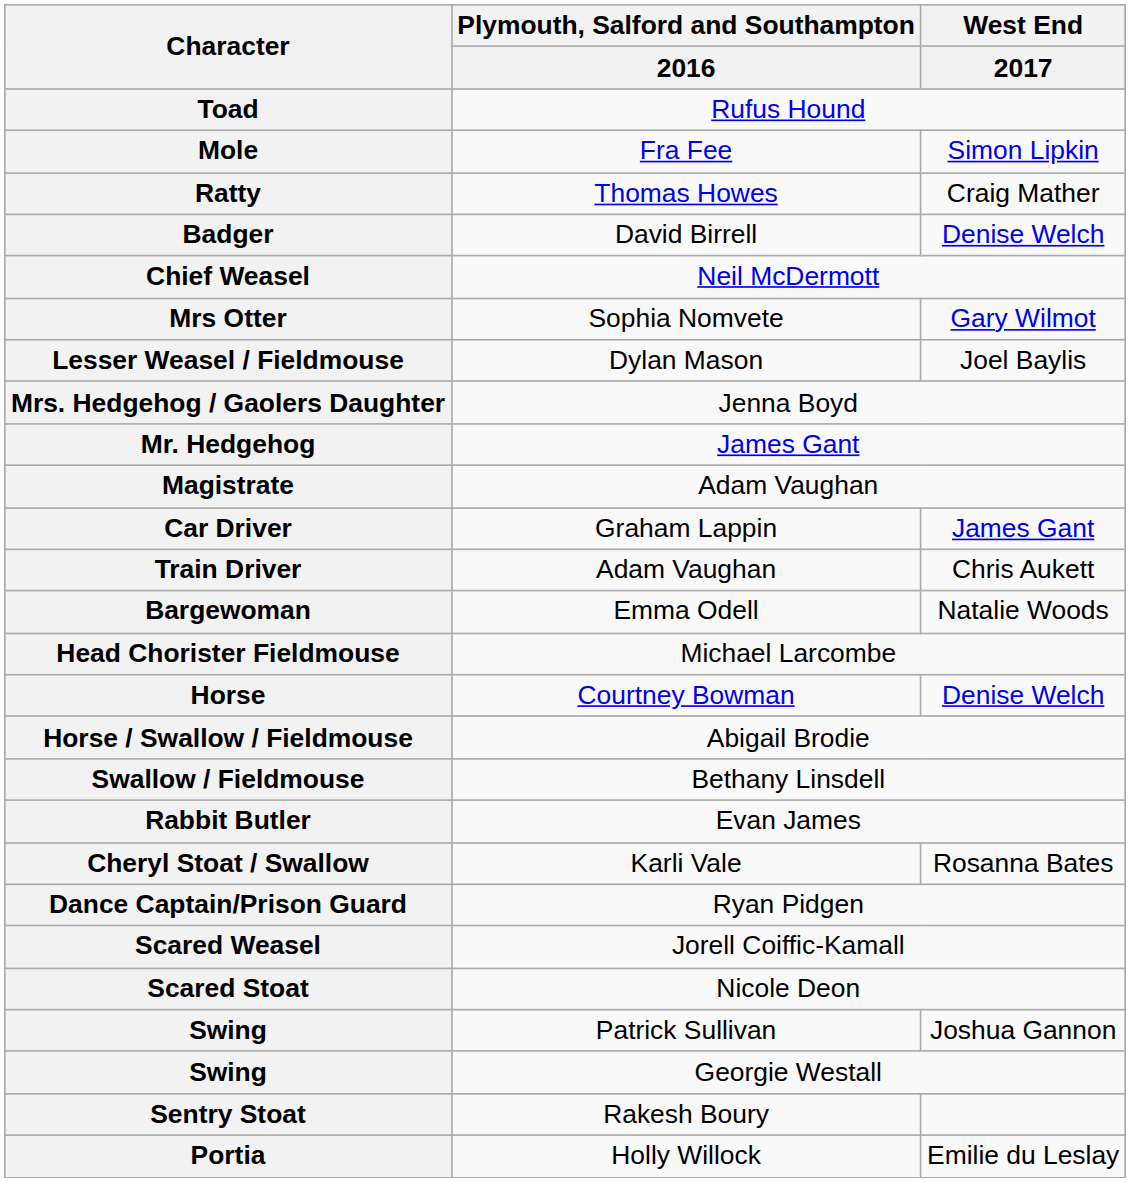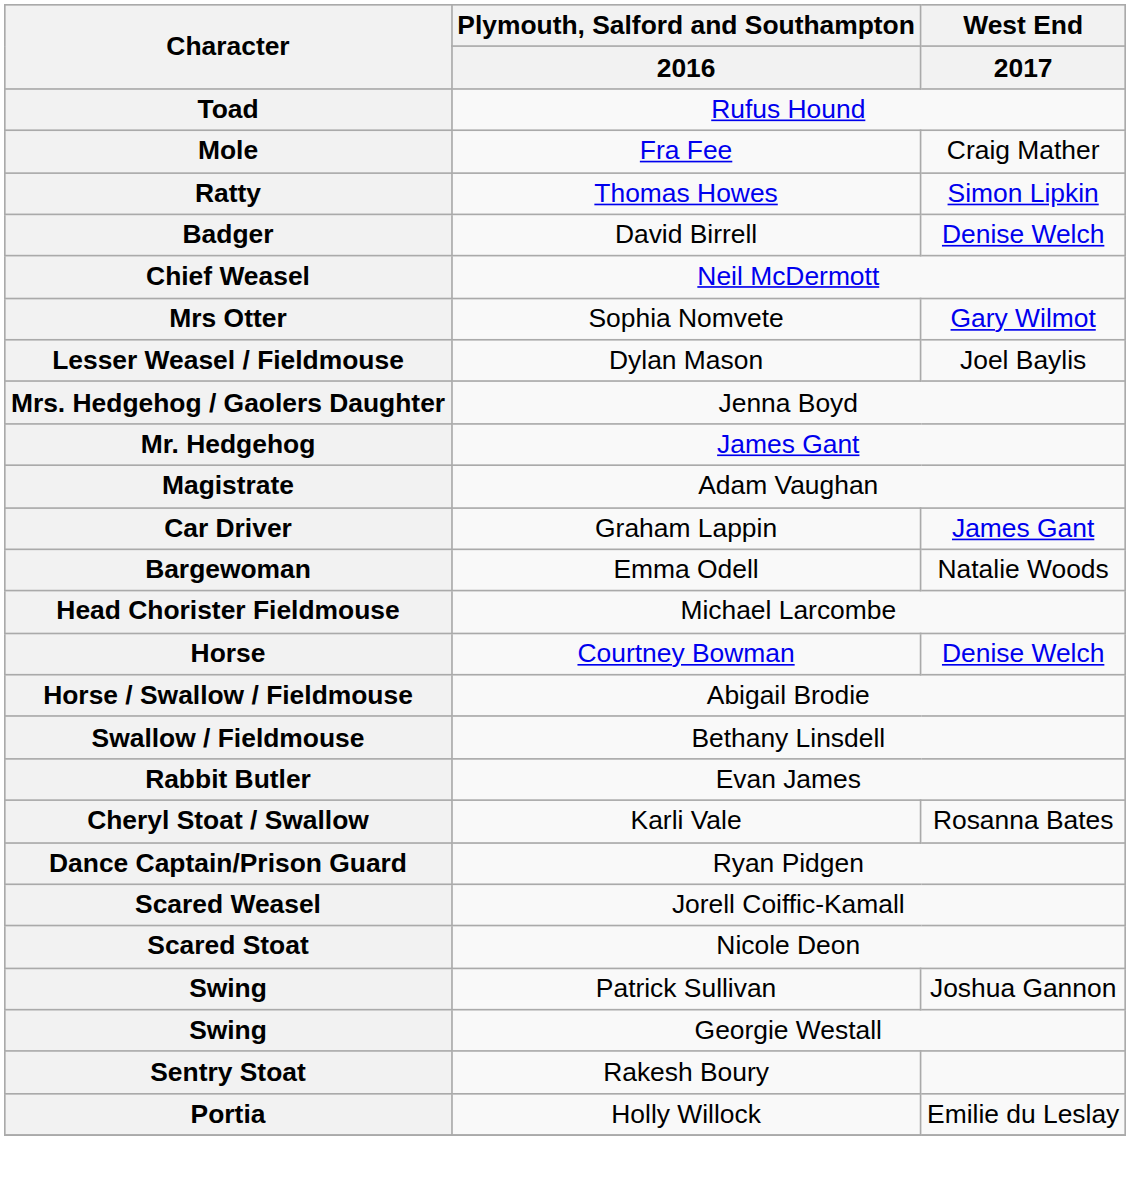(1023, 151) Simon Lipkin -> (1023, 151) Craig Mather
(1023, 192) Craig Mather -> (1023, 192) Simon Lipkin
- row: (228, 569)
